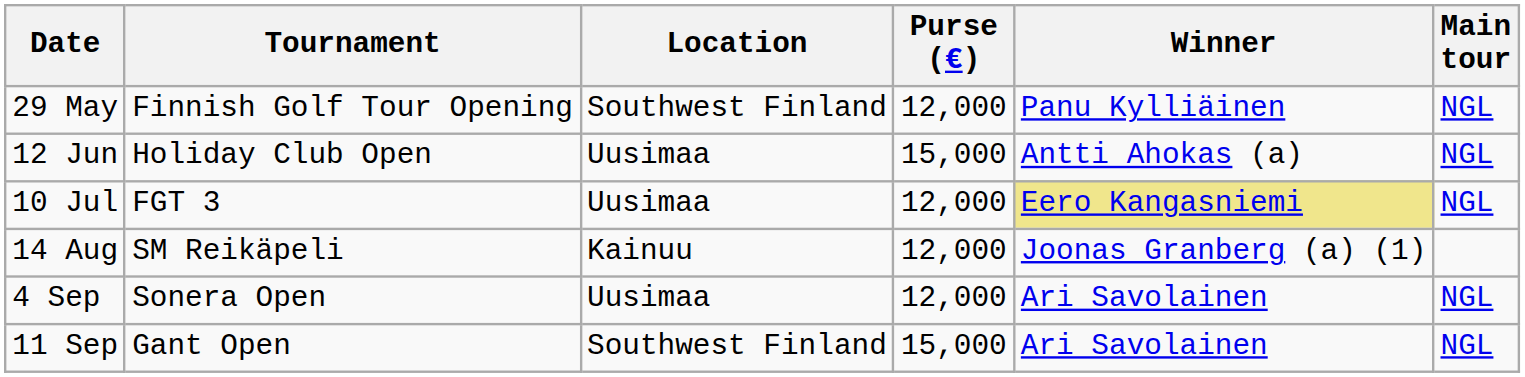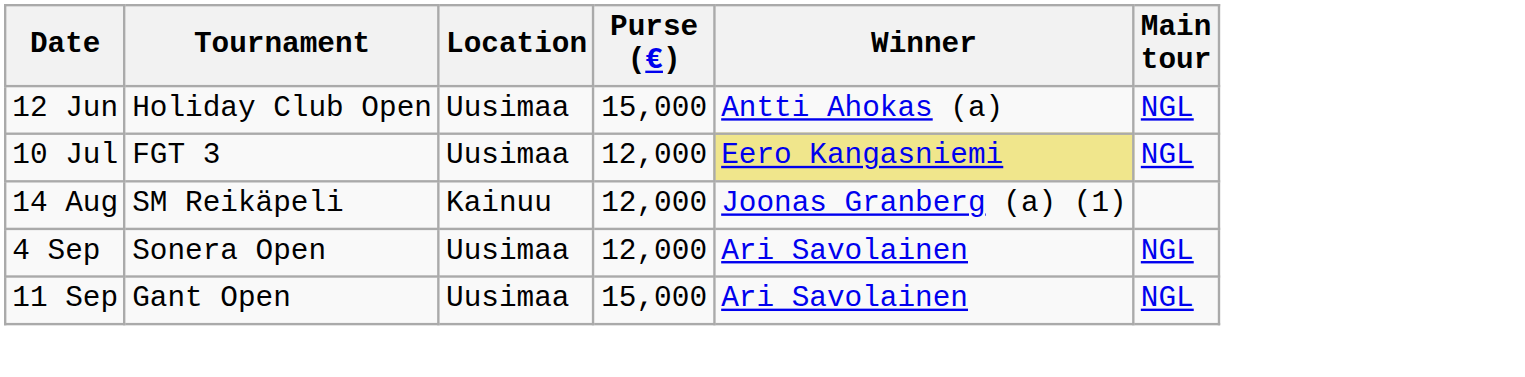- row: (65, 110)
(737, 347) Southwest Finland -> (508, 300) Uusimaa
